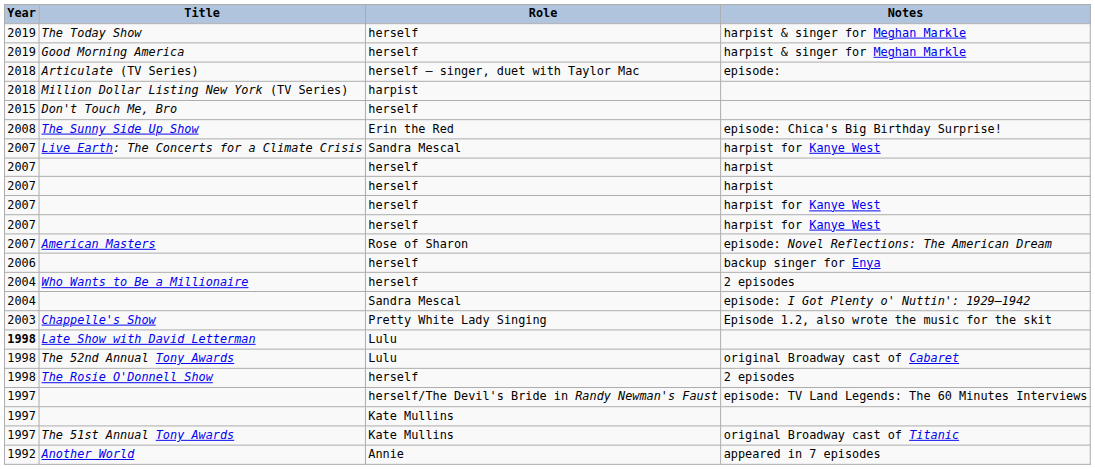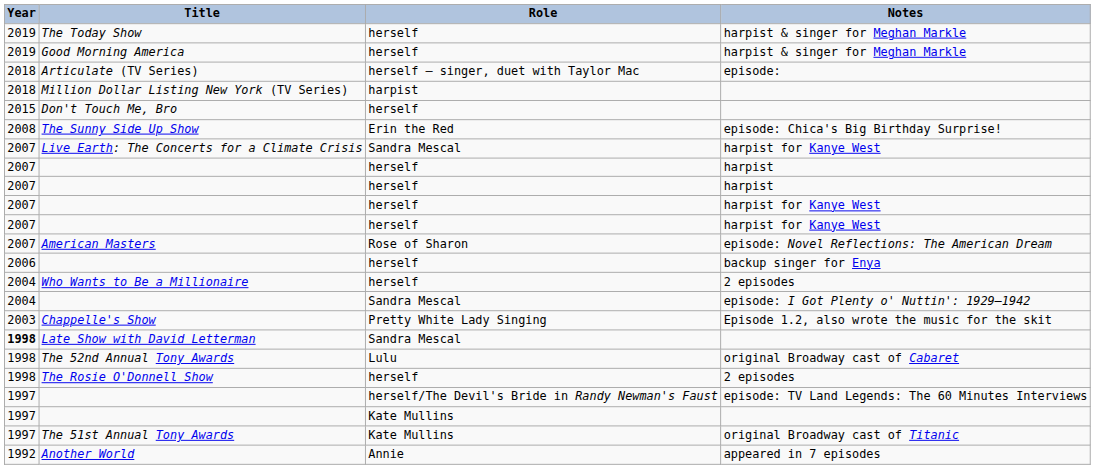(383, 340) Lulu -> (415, 340) Sandra Mescal
